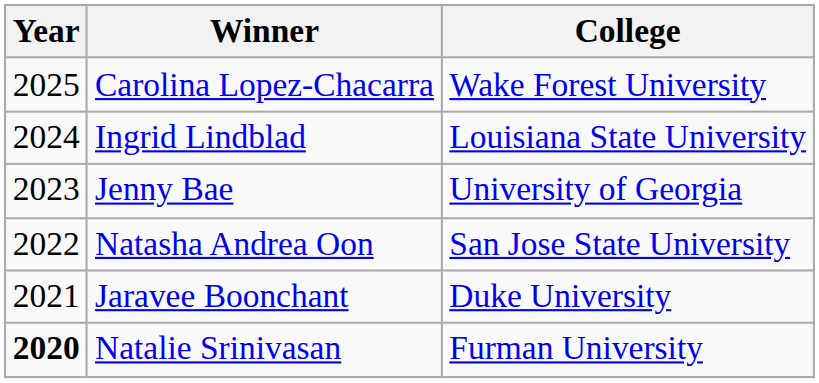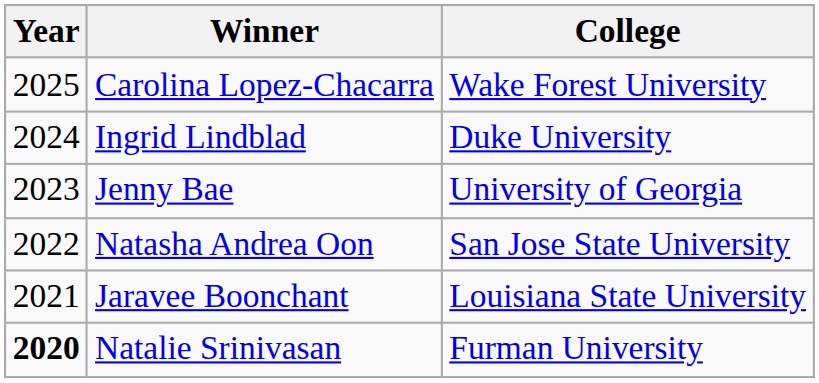(628, 137) Louisiana State University -> (560, 137) Duke University
(560, 296) Duke University -> (628, 296) Louisiana State University
